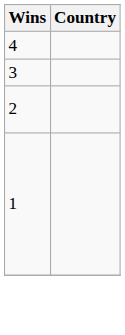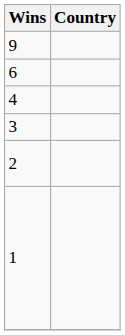+ row: (13, 45)
+ row: (13, 72)
